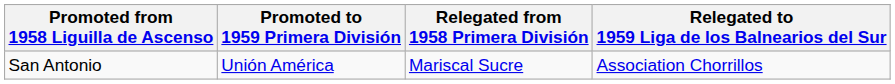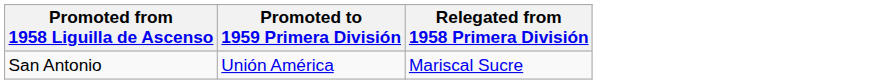- column: (742, 27)
